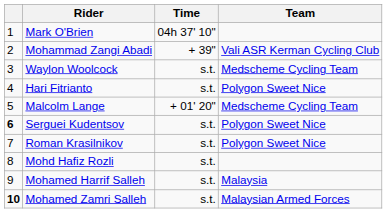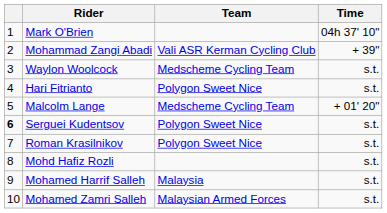columns swapped: (300, 13) <-> (187, 13)
(14, 198) bold -> (14, 198) normal
